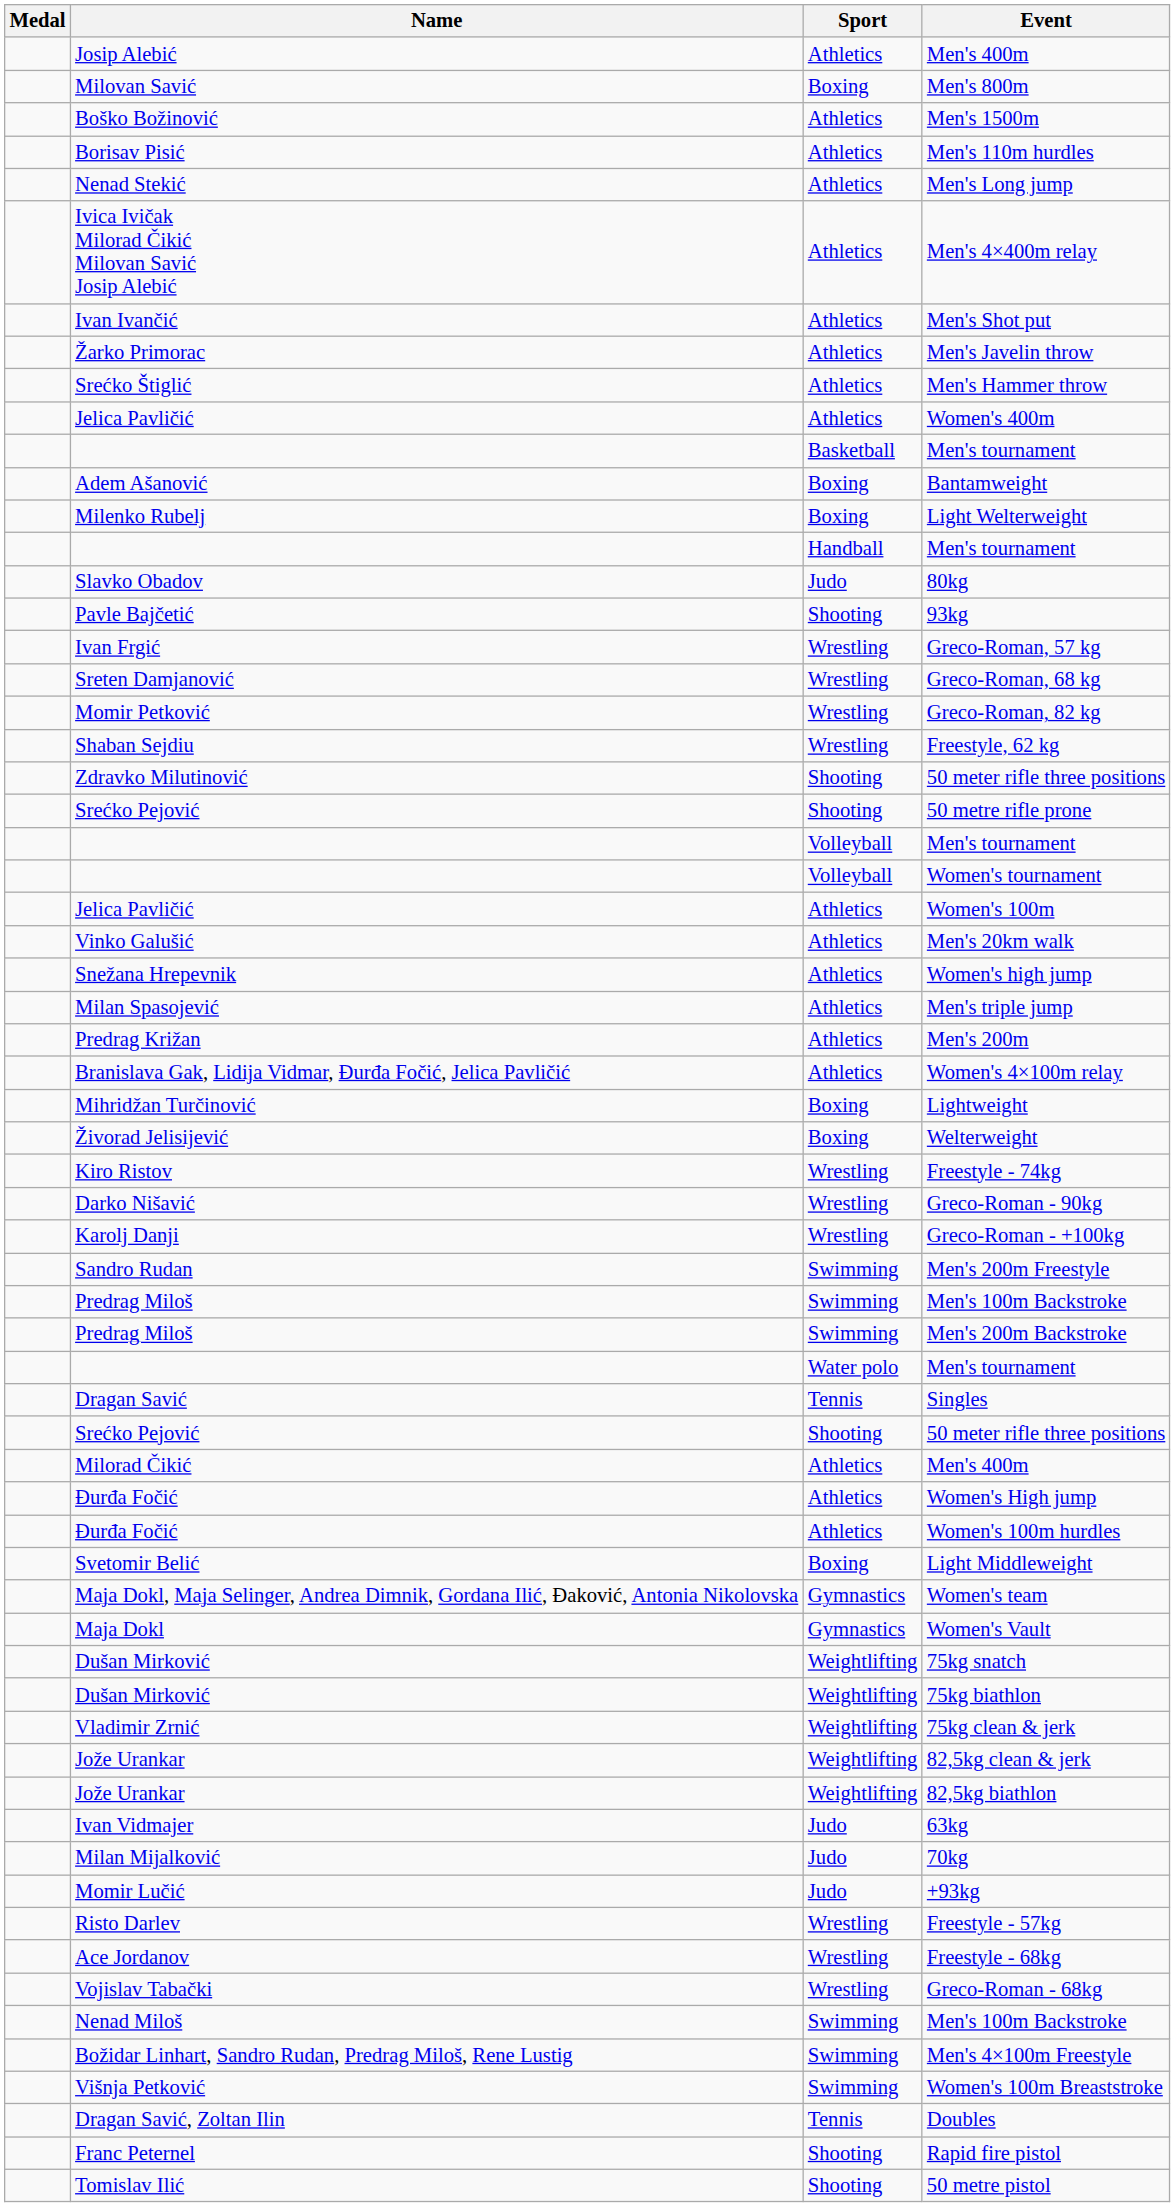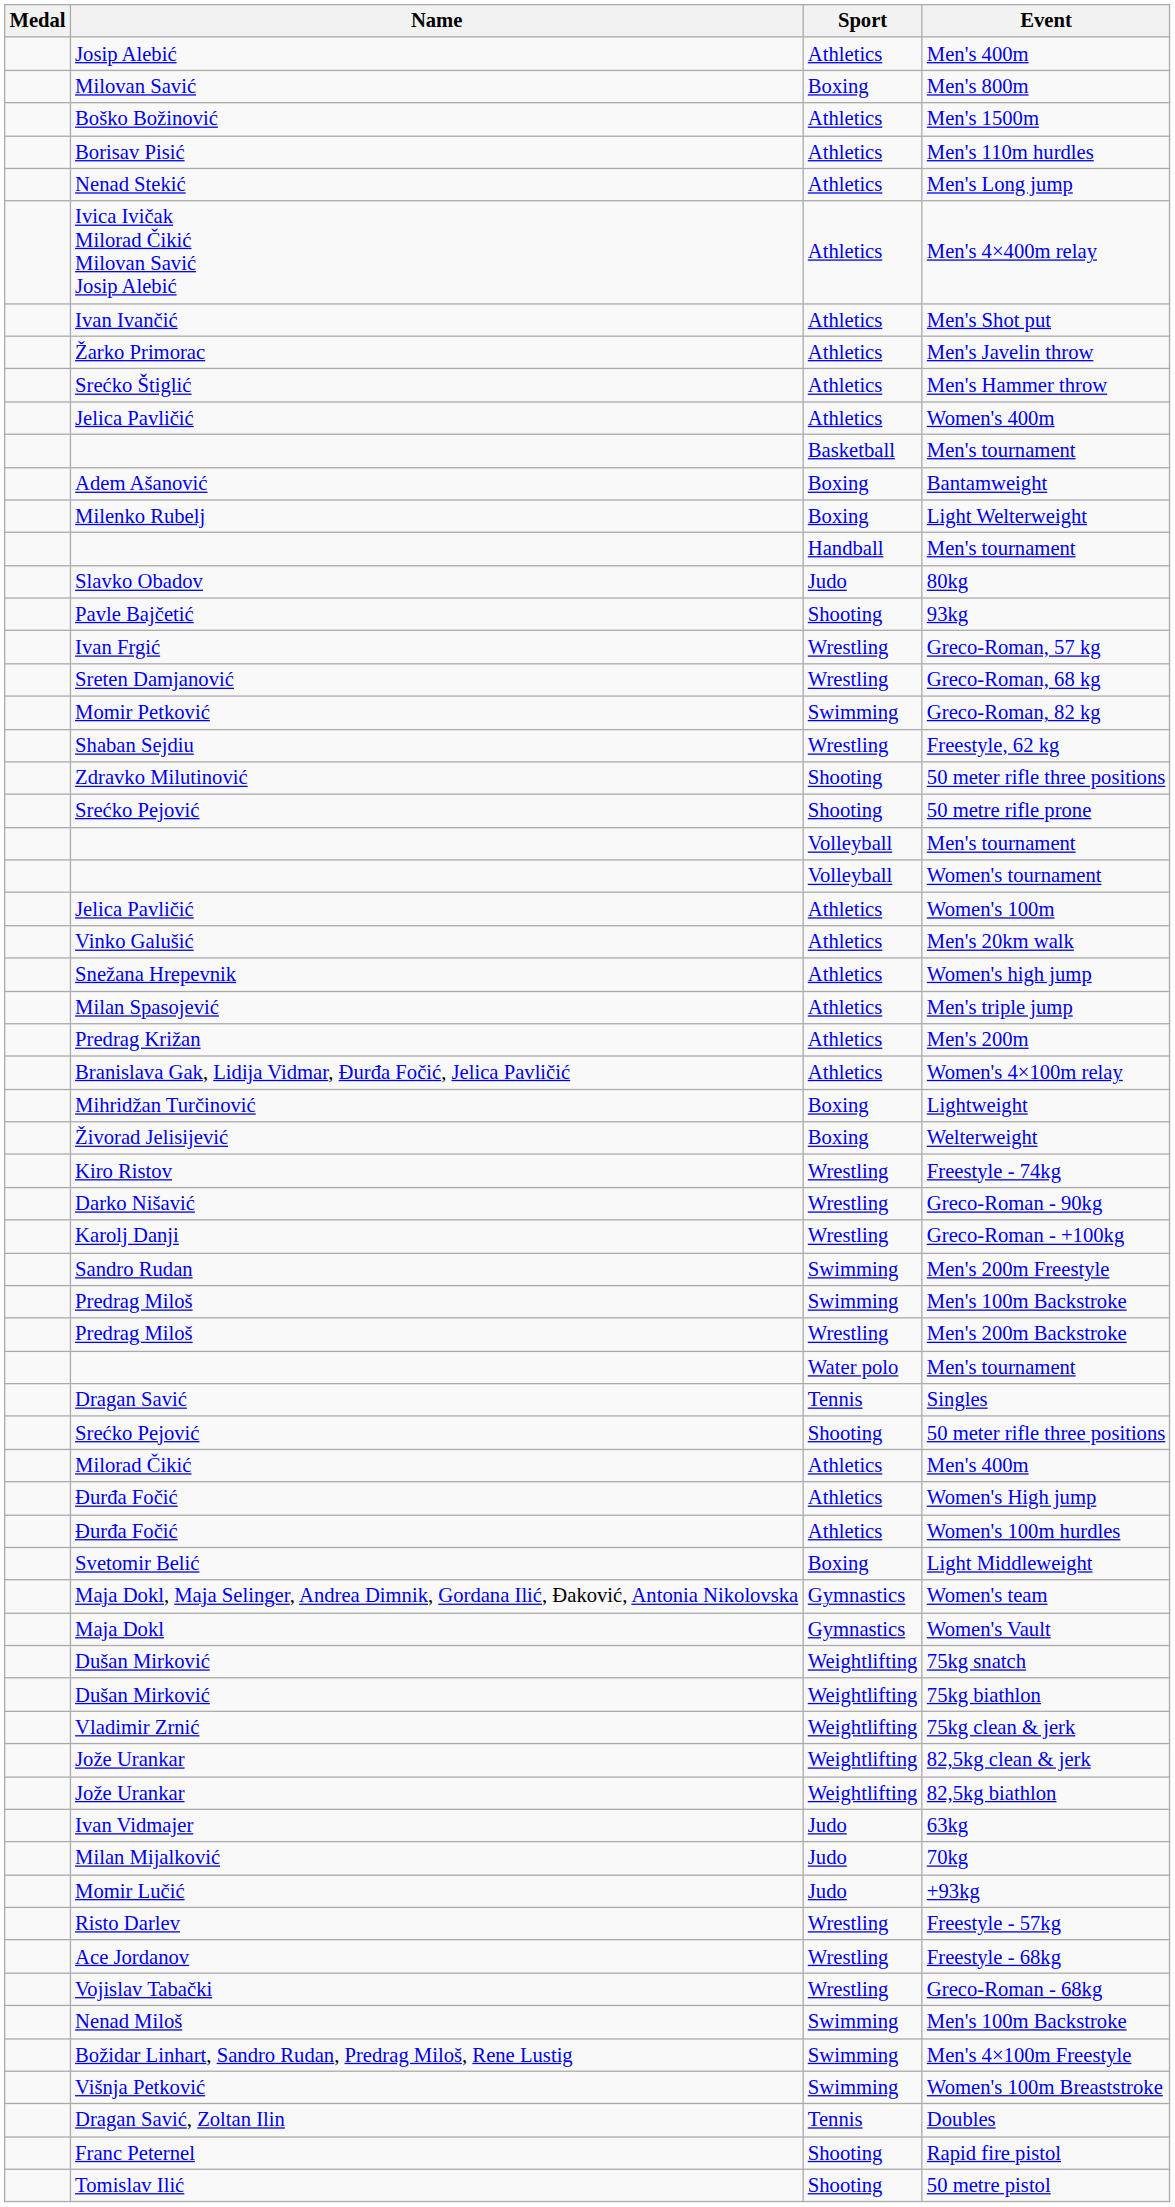(848, 712) Wrestling -> (853, 712) Swimming
(853, 1334) Swimming -> (848, 1334) Wrestling
